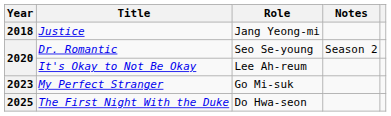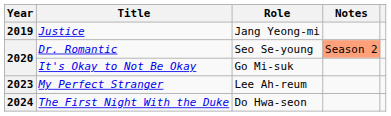(20, 31) 2018 -> (20, 31) 2019
(351, 49) no background -> (351, 49) lightsalmon background
(271, 67) Lee Ah-reum -> (264, 67) Go Mi-suk
(264, 85) Go Mi-suk -> (271, 85) Lee Ah-reum
(20, 102) 2025 -> (20, 102) 2024
